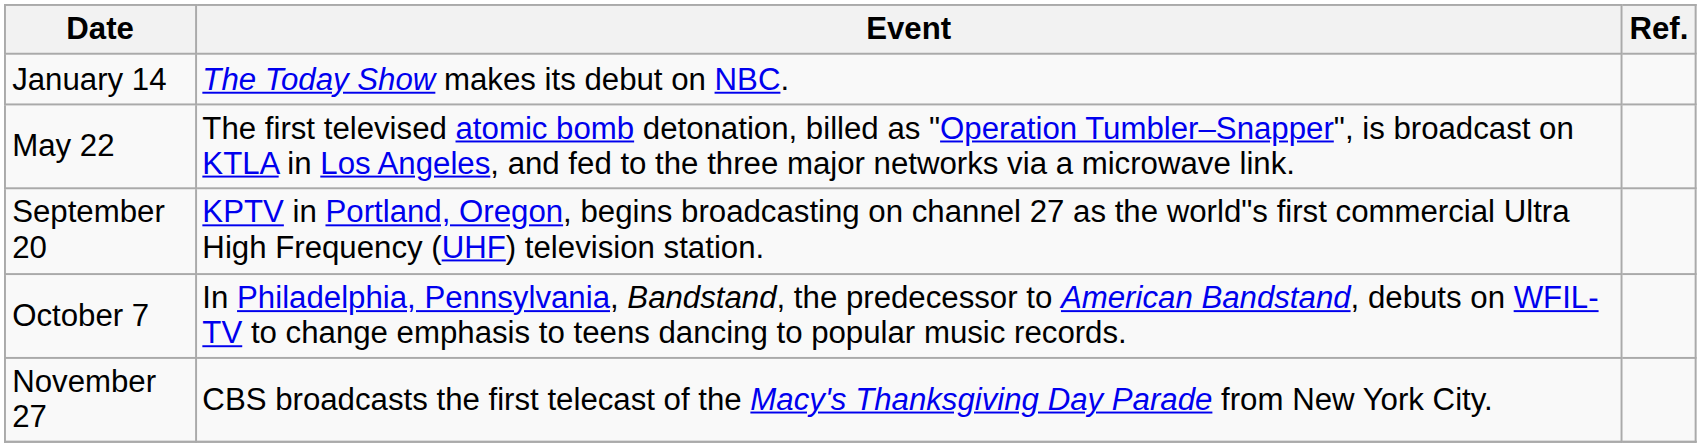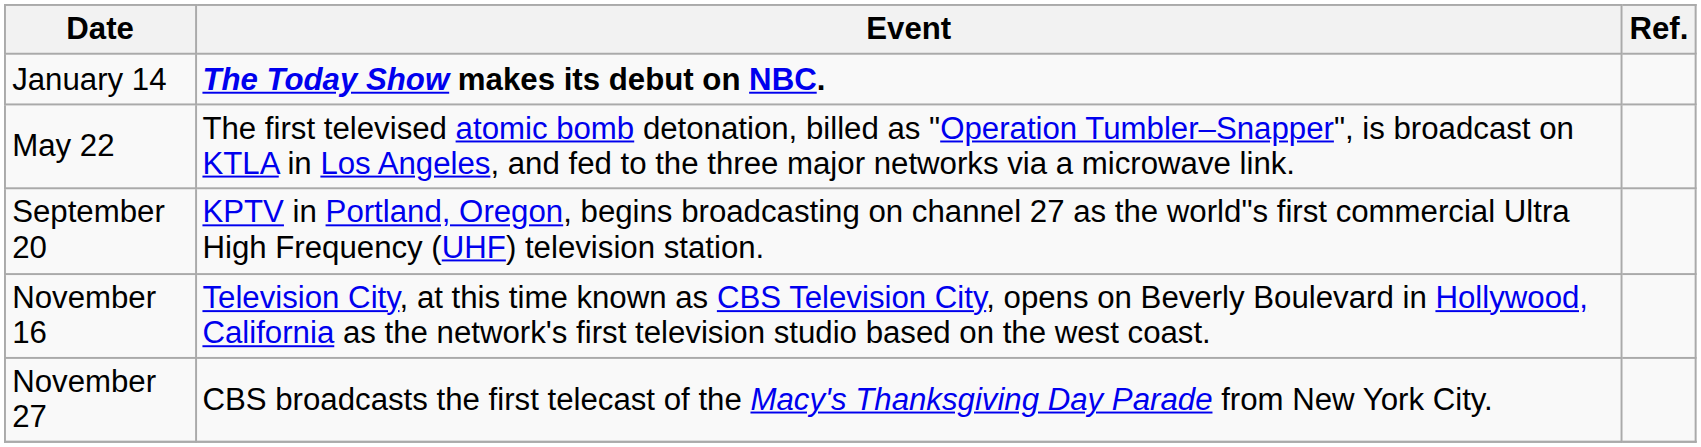(496, 78) normal -> (514, 78) bold
- row: (81, 314)
+ row: (84, 314)
